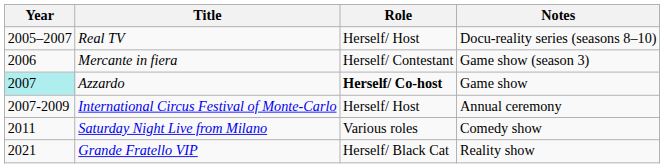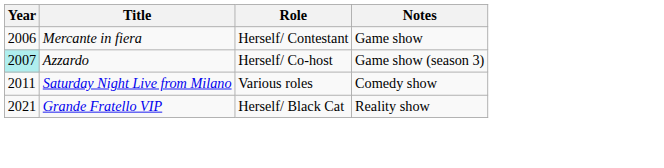- row: (102, 38)
(525, 60) Game show (season 3) -> (389, 38) Game show
(393, 83) bold -> (285, 60) normal
(494, 83) Game show -> (420, 60) Game show (season 3)
- row: (207, 106)
